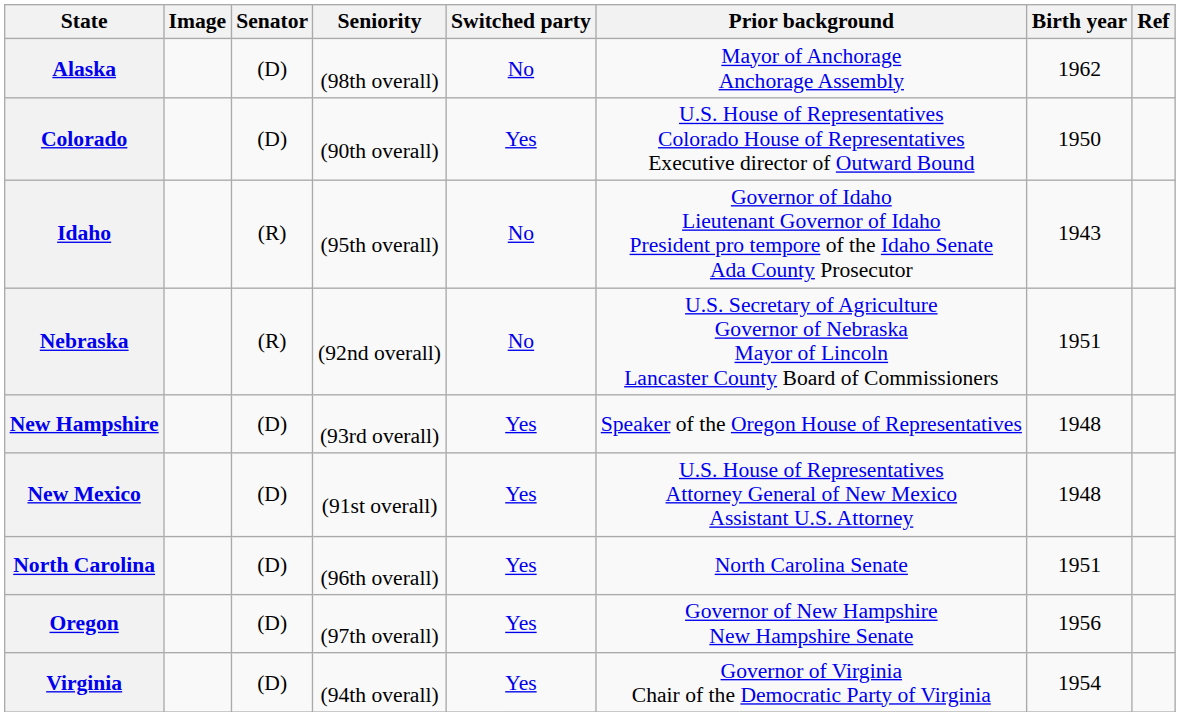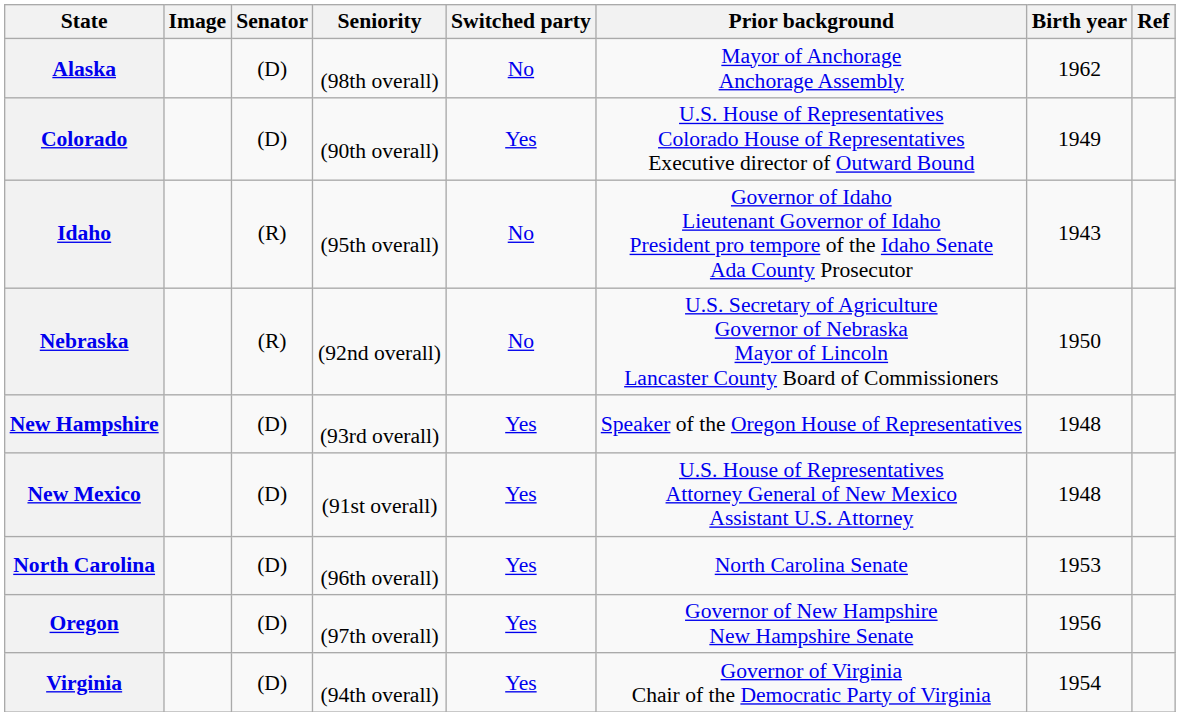(1080, 138) 1950 -> (1080, 138) 1949
(1080, 340) 1951 -> (1080, 340) 1950
(1080, 565) 1951 -> (1080, 565) 1953
